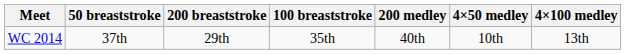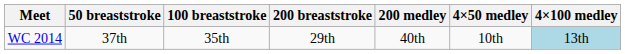columns swapped: (322, 15) <-> (217, 15)
(576, 37) no background -> (576, 37) lightblue background
